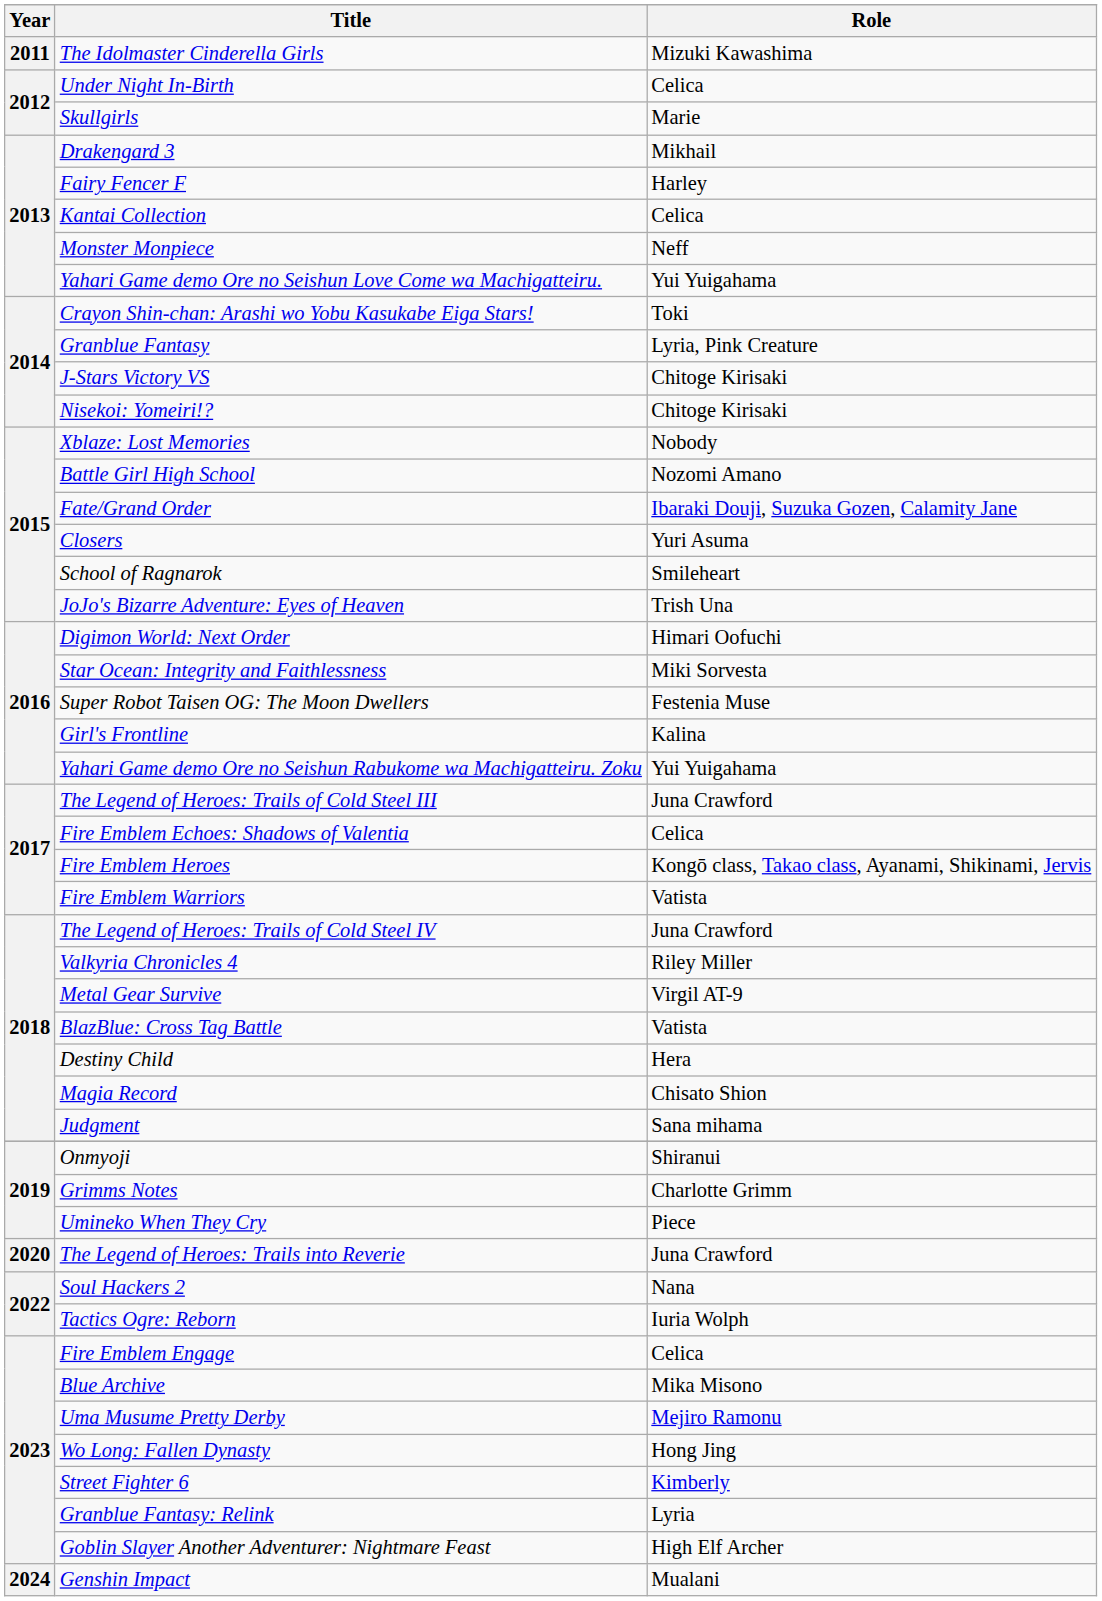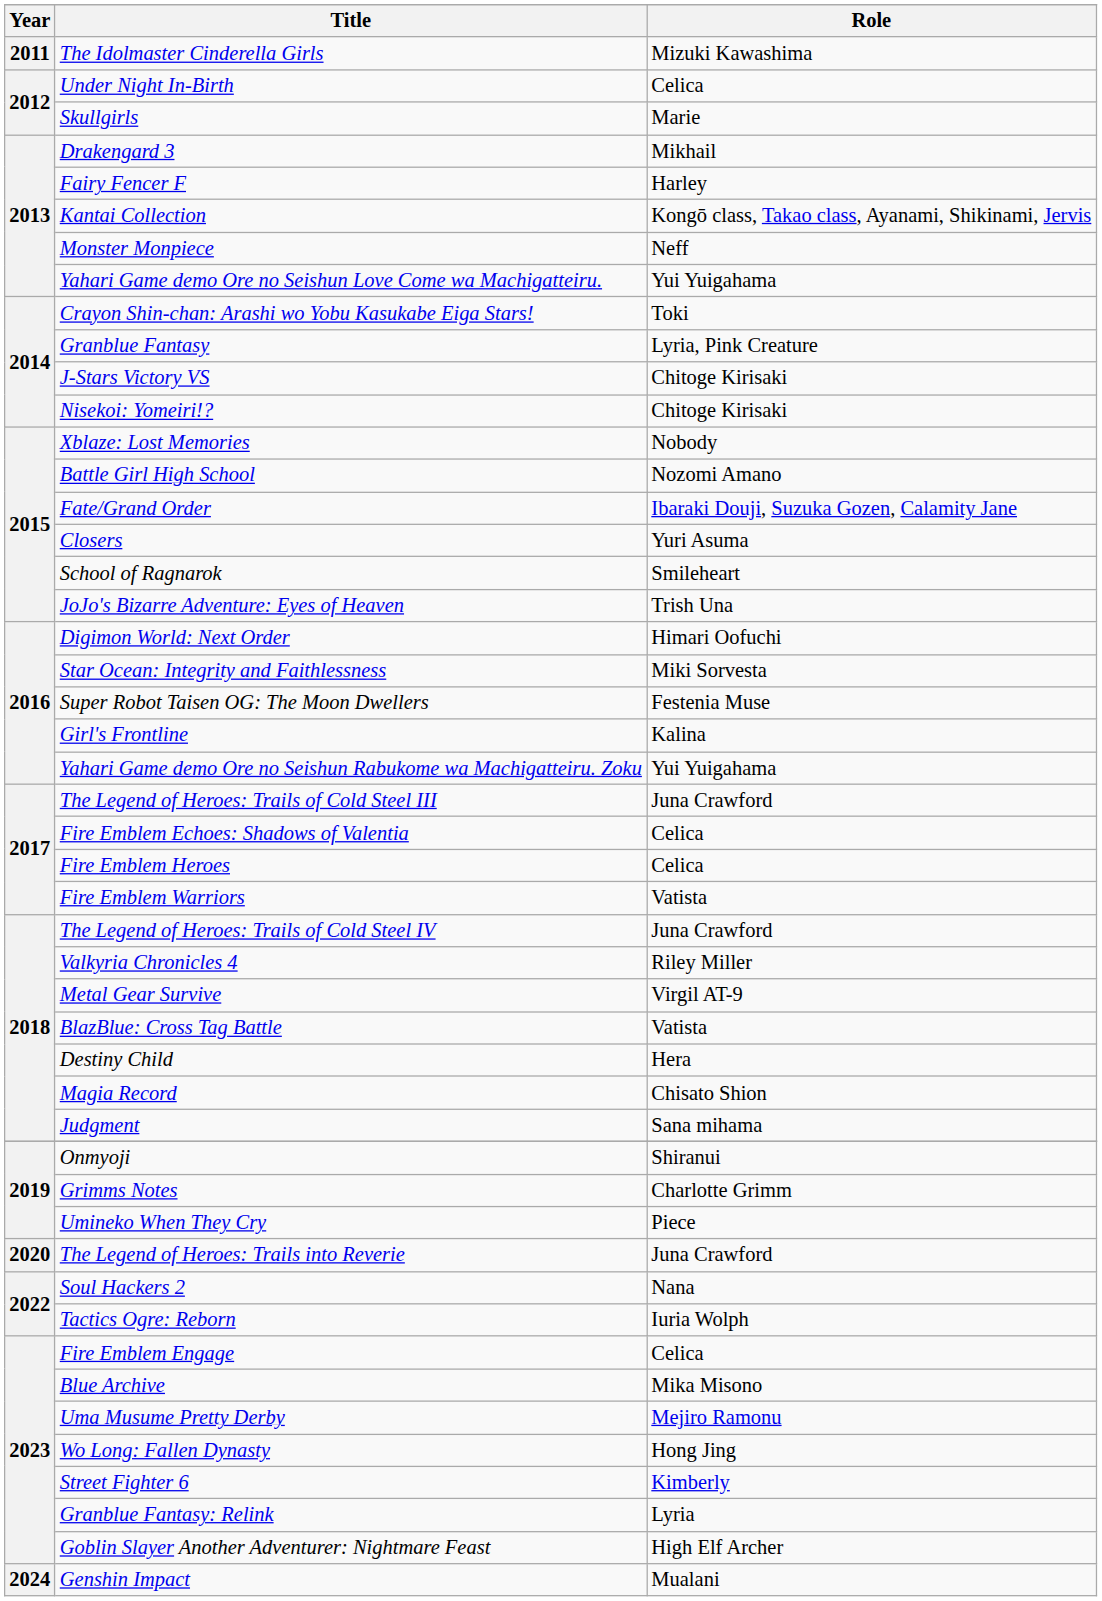(677, 215) Celica -> (871, 215) Kongō class, Takao class, Ayanami, Shikinami, Jervis
(871, 865) Kongō class, Takao class, Ayanami, Shikinami, Jervis -> (677, 865) Celica
